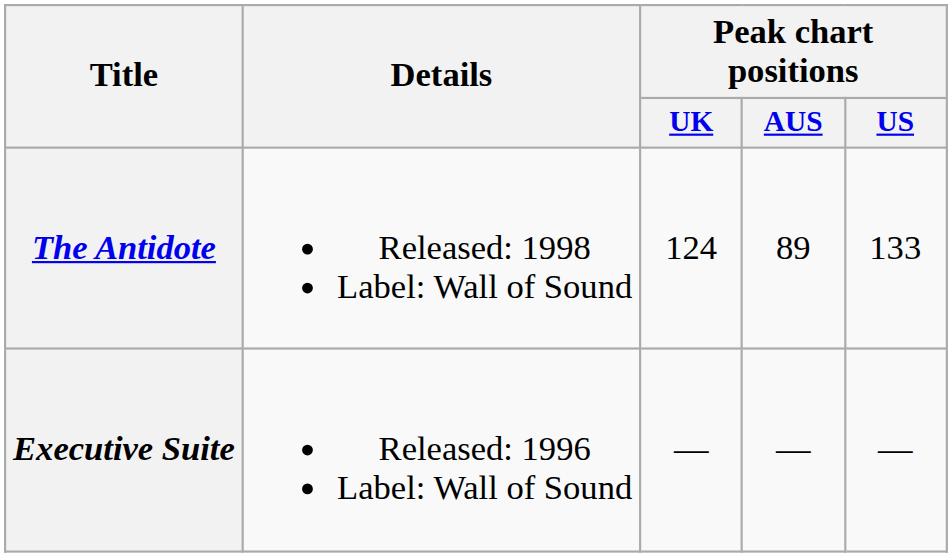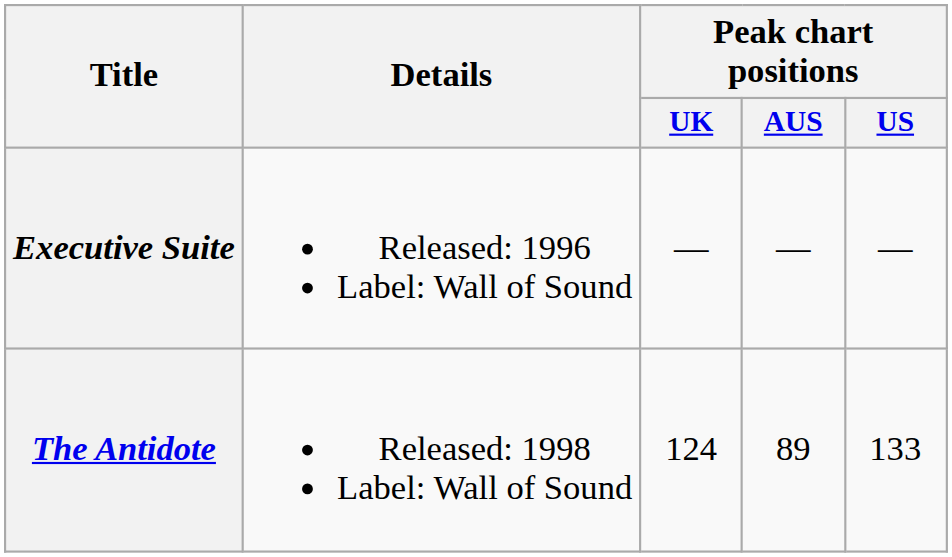rows swapped: (124, 449) <-> (124, 247)
